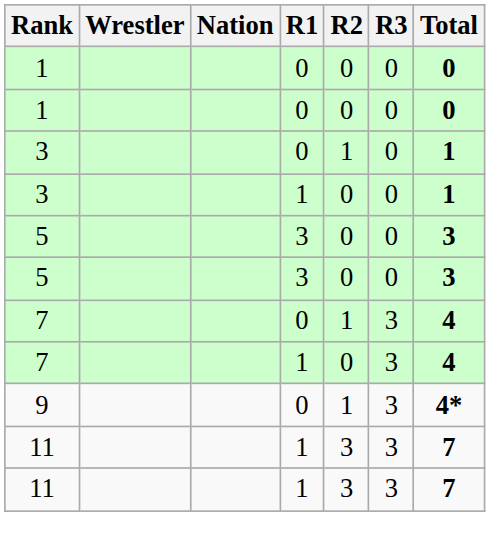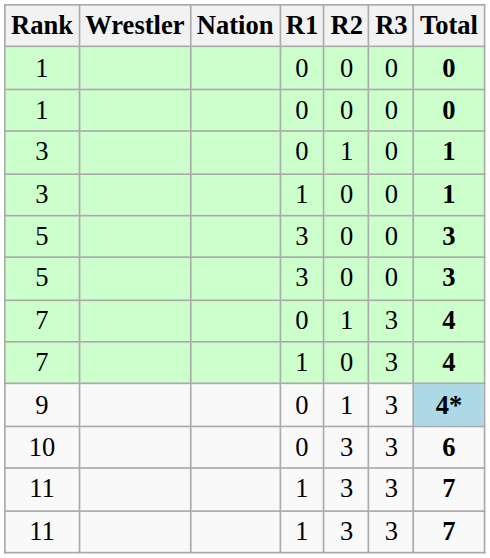(449, 404) no background -> (449, 404) lightblue background
+ row: (42, 446)
